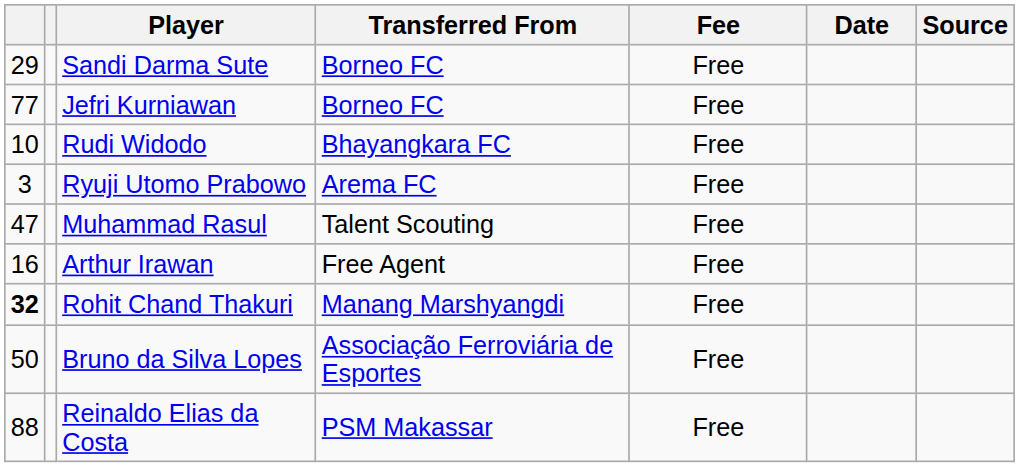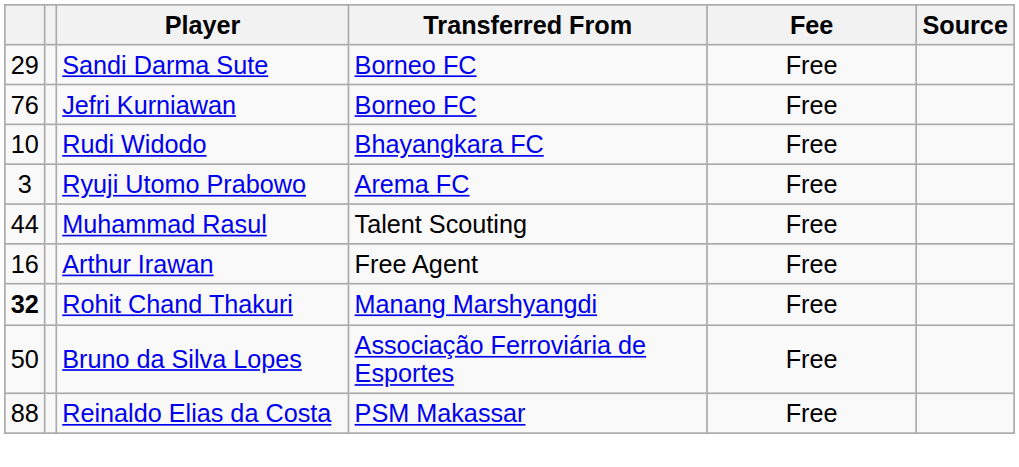- column: (862, 25)
(25, 105) 77 -> (25, 105) 76
(25, 225) 47 -> (25, 225) 44
